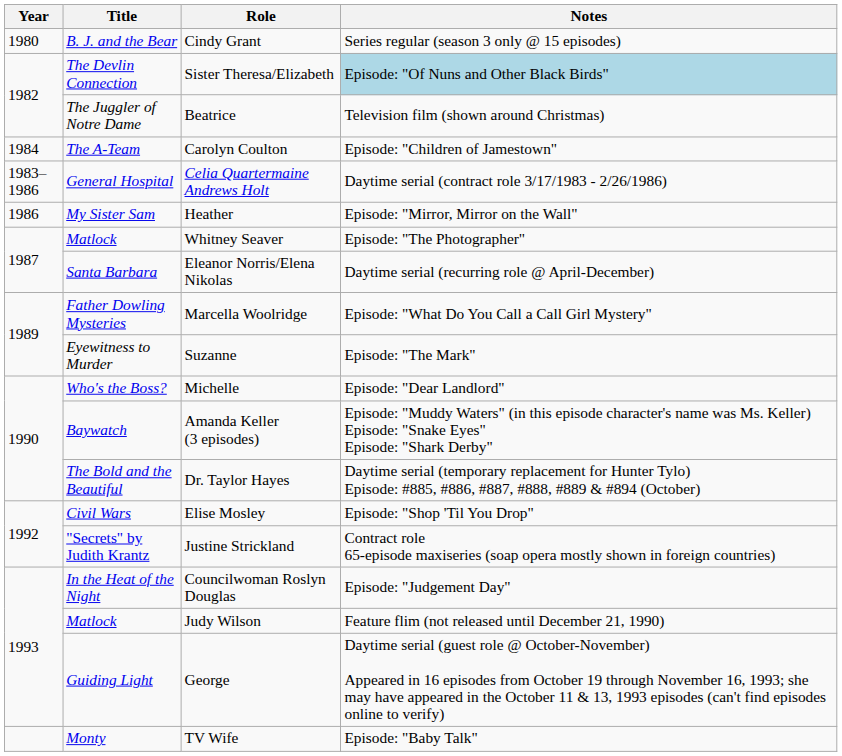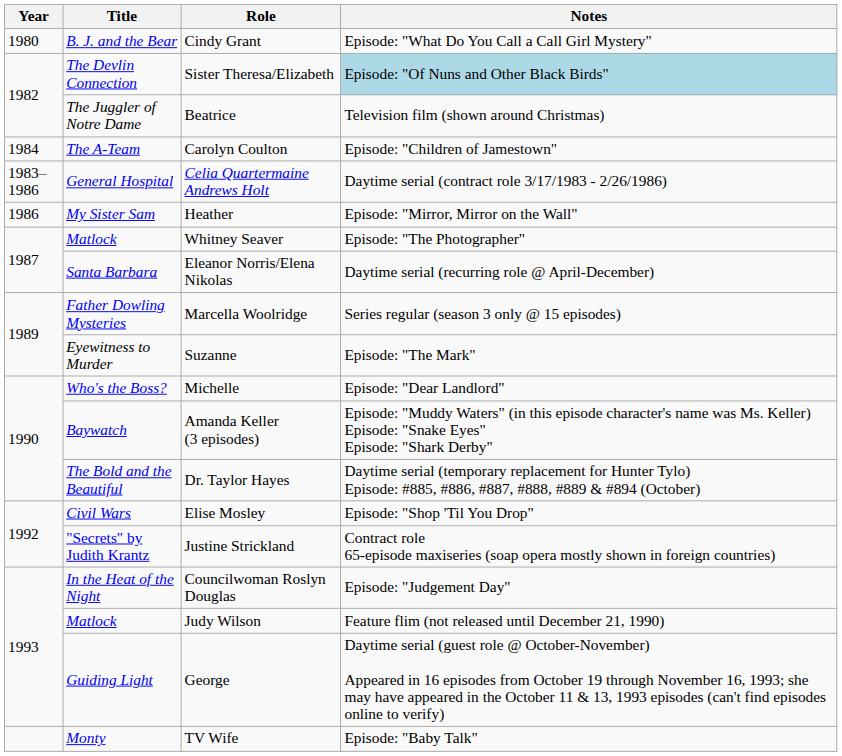(483, 41) Series regular (season 3 only @ 15 episodes) -> (498, 41) Episode: "What Do You Call a Call Girl Mystery"
(498, 313) Episode: "What Do You Call a Call Girl Mystery" -> (483, 313) Series regular (season 3 only @ 15 episodes)
